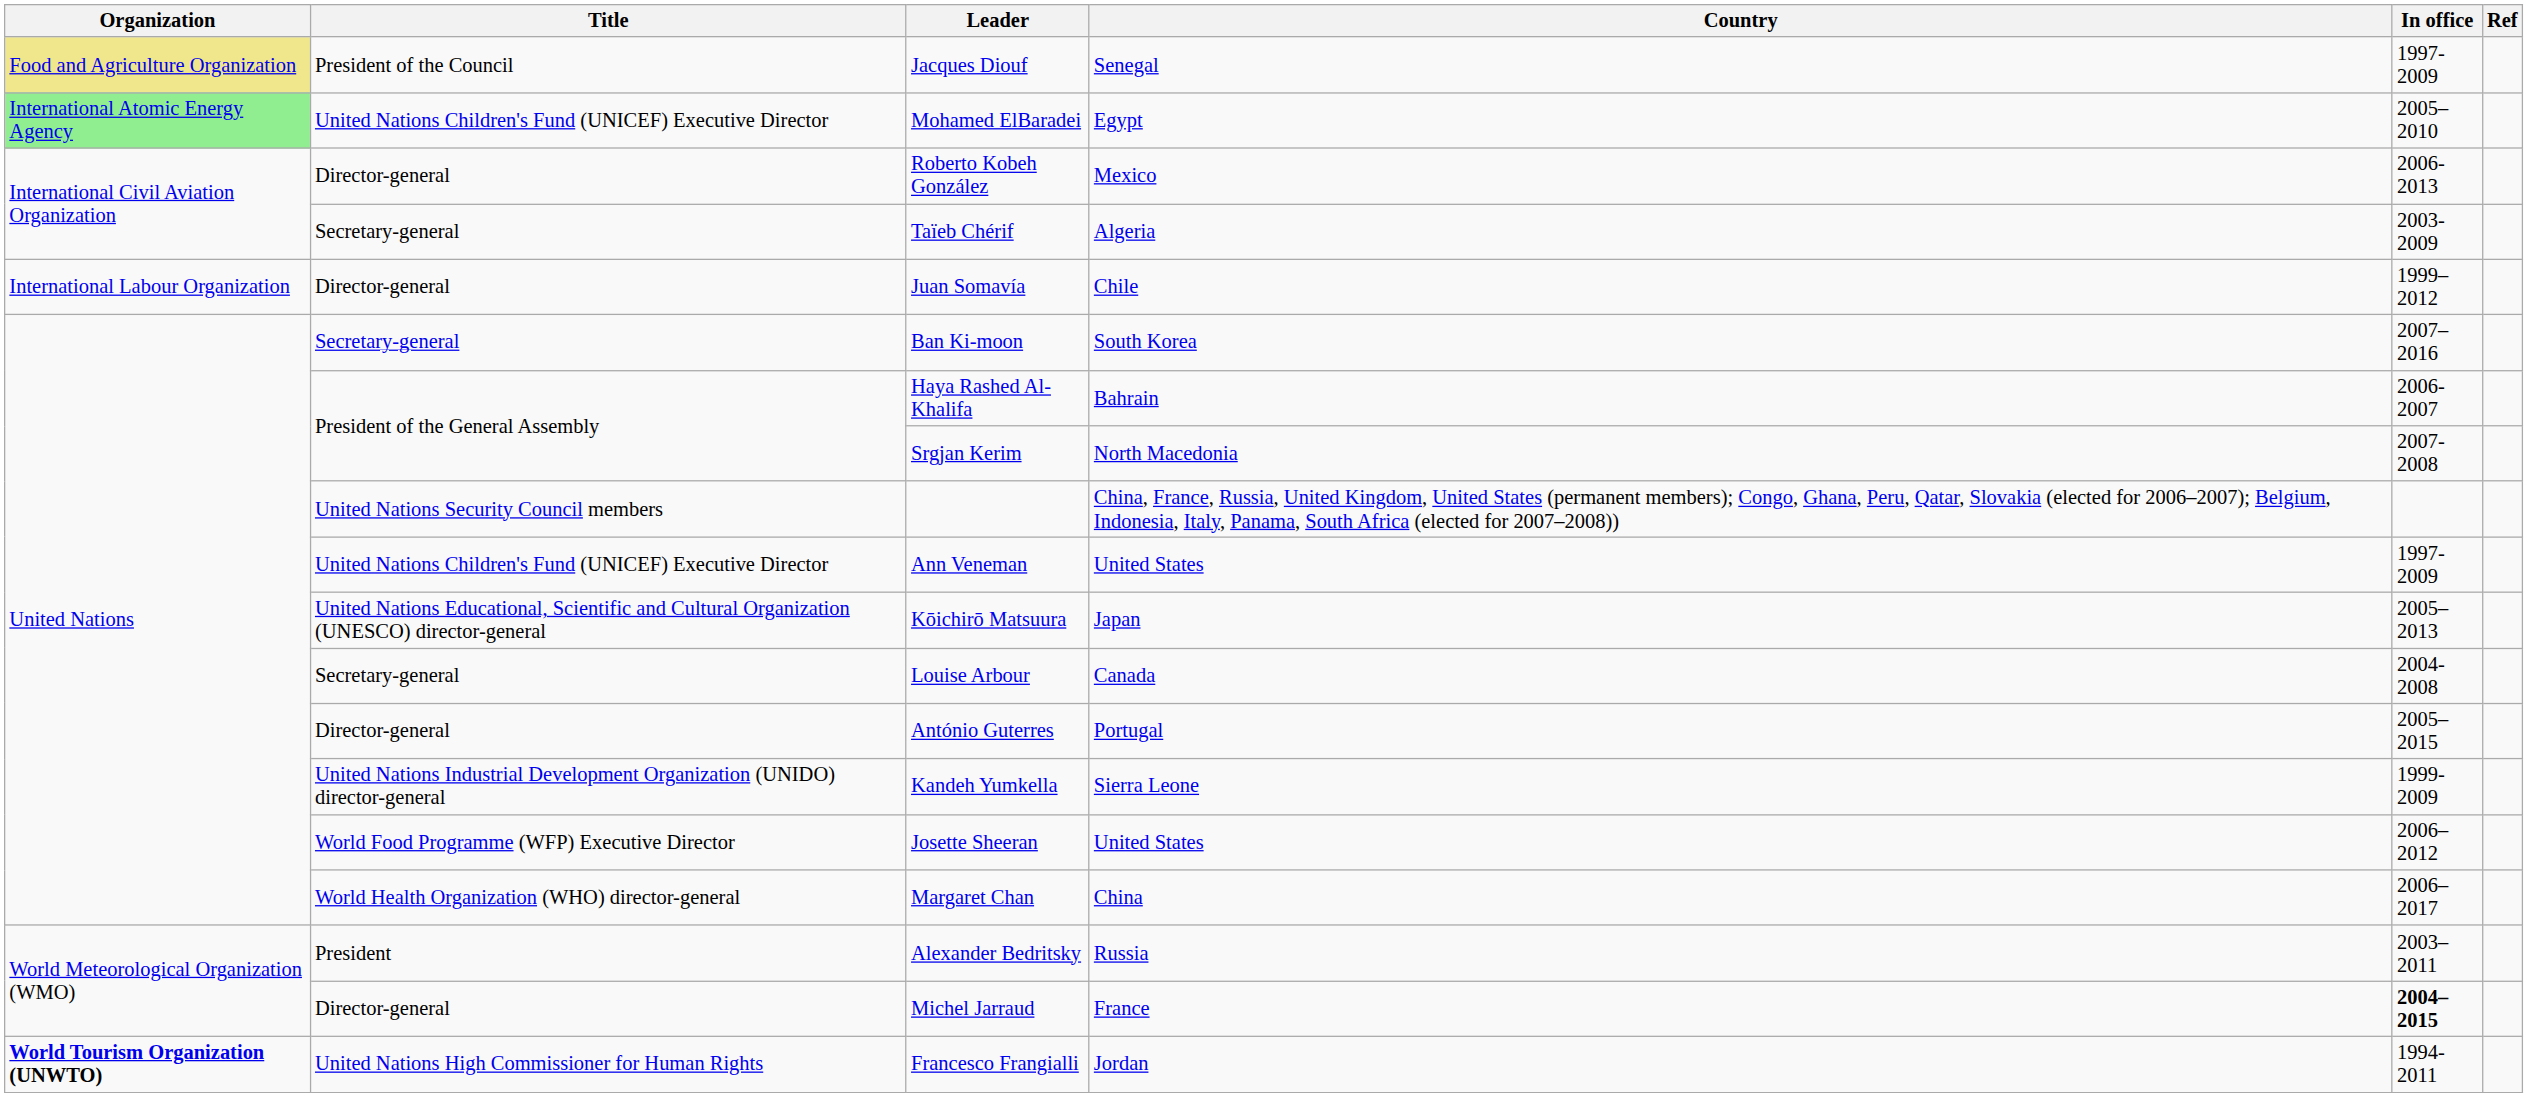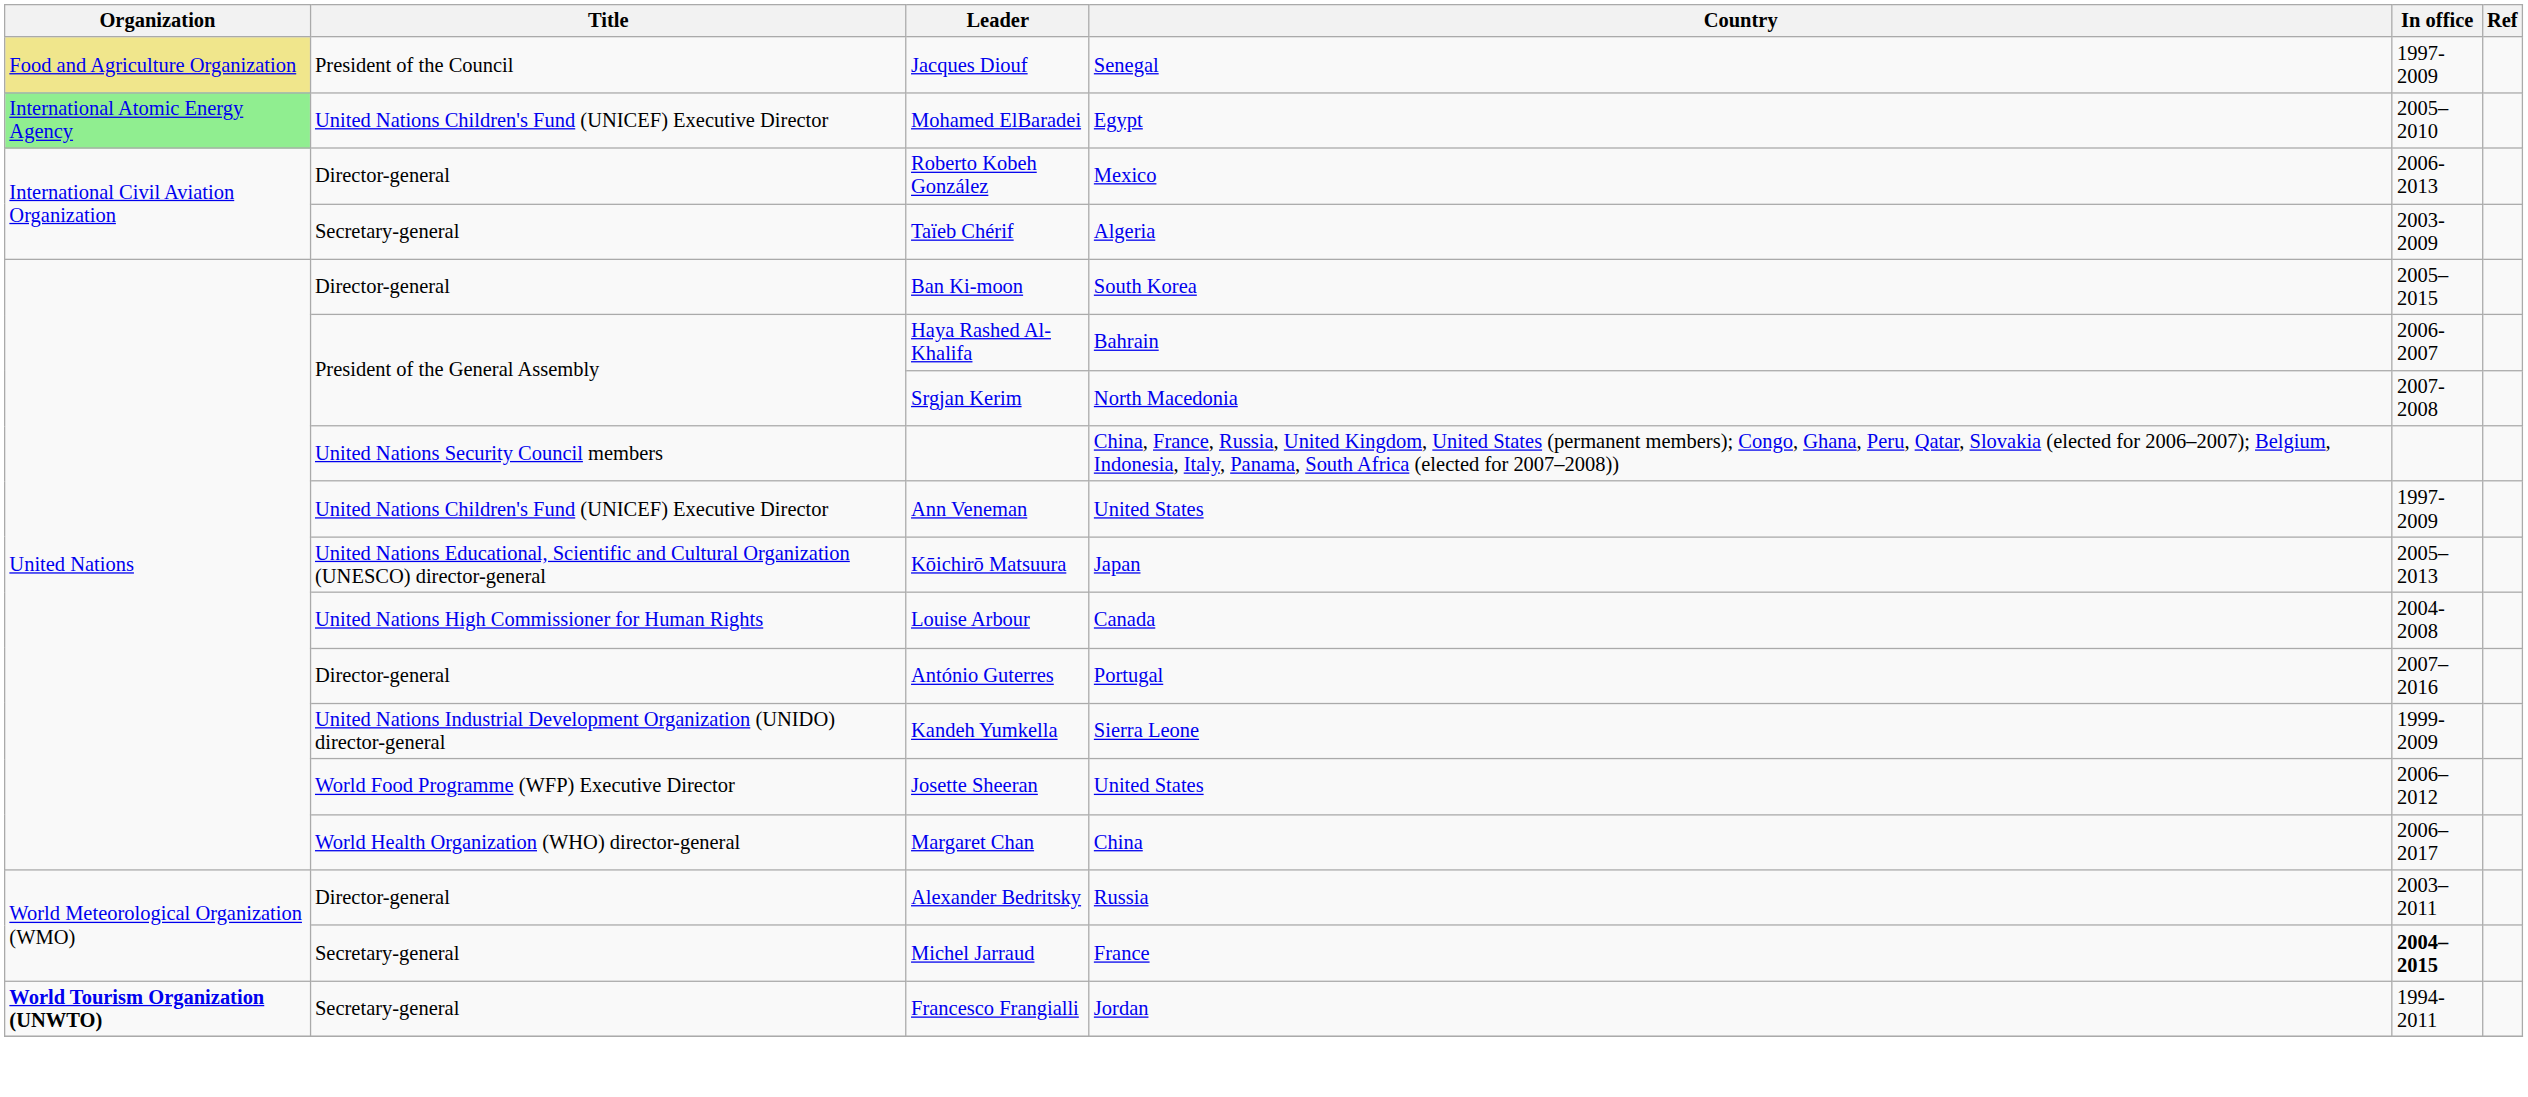- row: (968, 286)
(387, 342) Secretary-general -> (382, 286) Director-general
(2423, 342) 2007–2016 -> (2423, 286) 2005–2015
(387, 675) Secretary-general -> (539, 619) United Nations High Commissioner for Human Rights
(2423, 730) 2005–2015 -> (2423, 675) 2007–2016
(353, 953) President -> (382, 897) Director-general
(382, 1008) Director-general -> (387, 953) Secretary-general
(539, 1064) United Nations High Commissioner for Human Rights -> (387, 1008) Secretary-general
